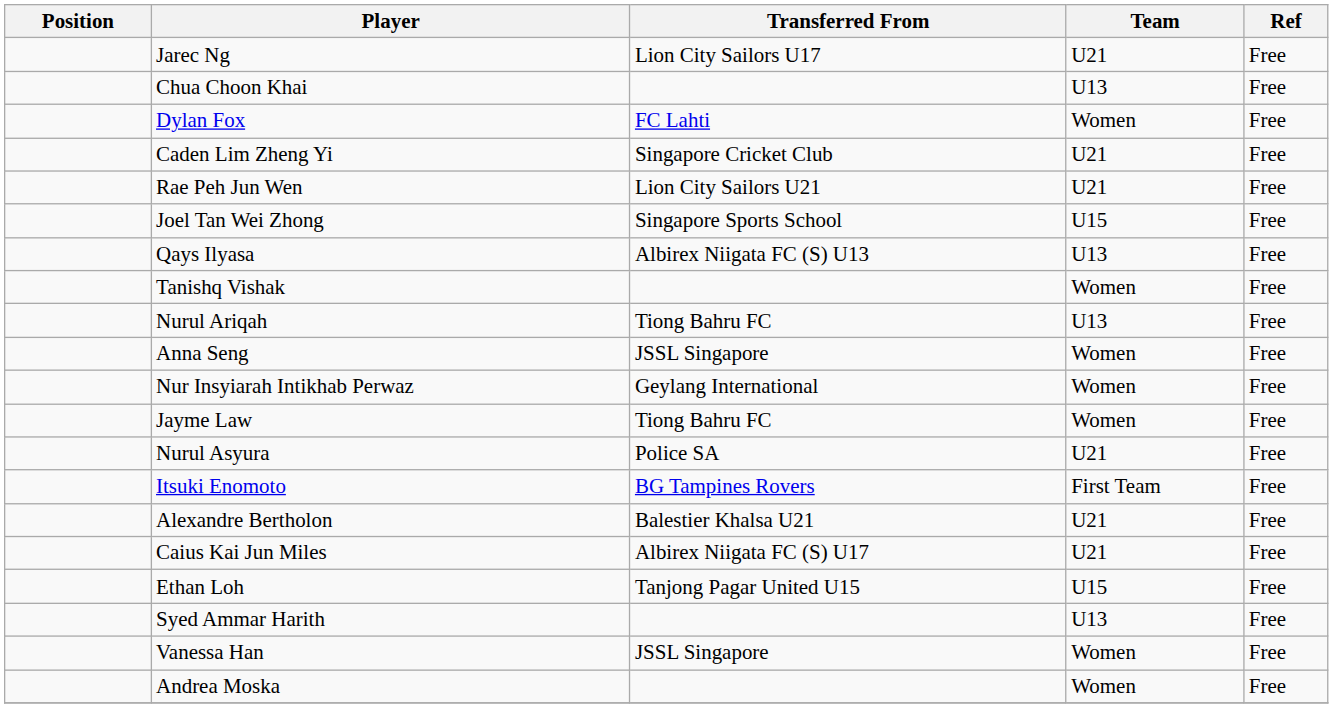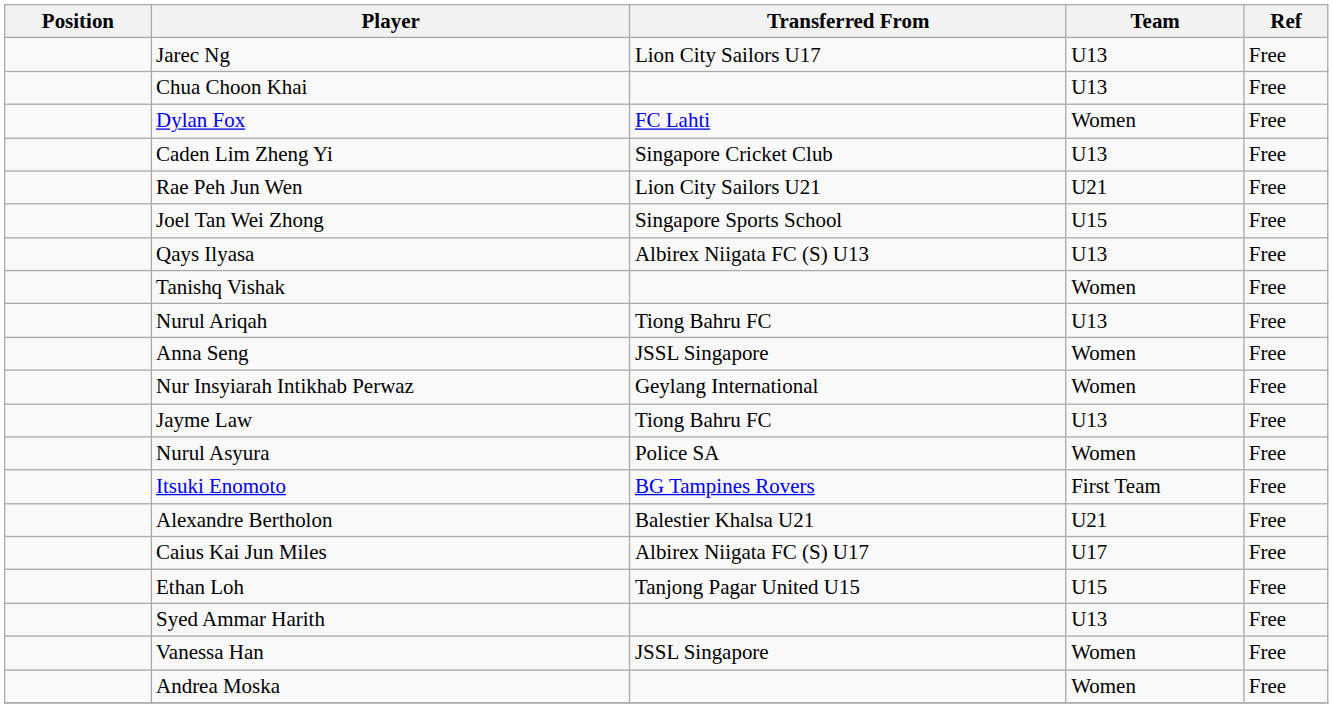(1089, 54) U21 -> (1089, 54) U13
(1089, 154) U21 -> (1089, 154) U13
(1104, 420) Women -> (1089, 420) U13
(1089, 453) U21 -> (1104, 453) Women
(1089, 552) U21 -> (1089, 552) U17
